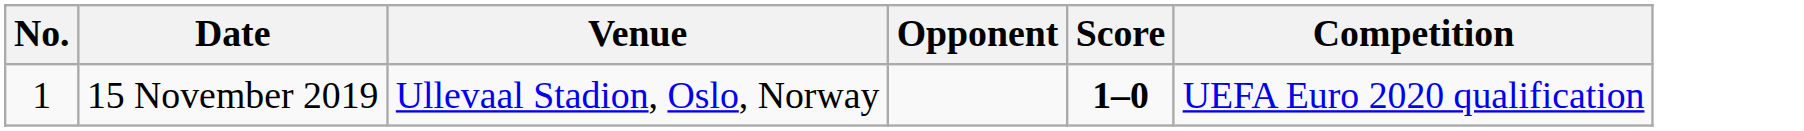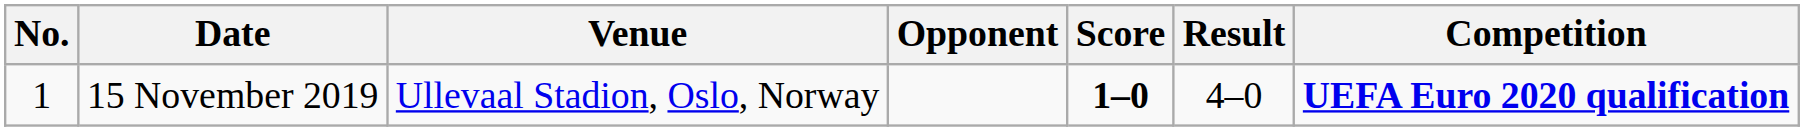+ column: (1234, 34)
(1414, 94) normal -> (1546, 94) bold
